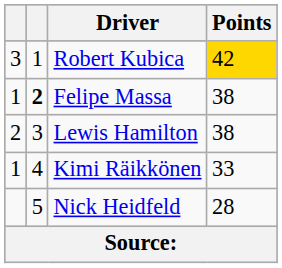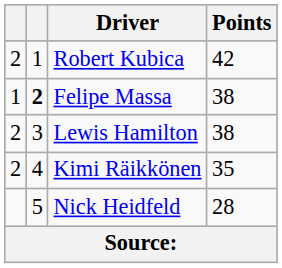(16, 59) 3 -> (16, 59) 2
(223, 59) gold background -> (223, 59) no background
(16, 169) 1 -> (16, 169) 2
(223, 169) 33 -> (223, 169) 35
